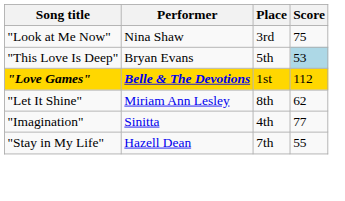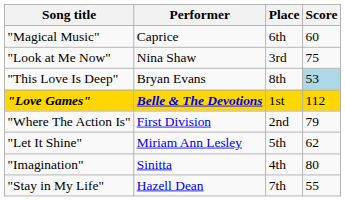+ row: (54, 36)
(265, 57) 5th -> (277, 79) 8th
+ row: (69, 121)
(265, 100) 8th -> (277, 143) 5th
(300, 121) 77 -> (312, 164) 80
